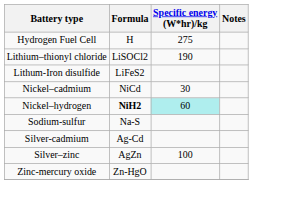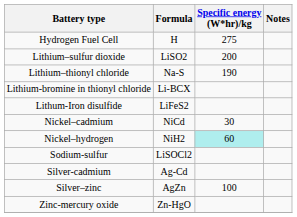+ row: (79, 56)
(130, 56) LiSOCl2 -> (174, 73) Na-S
+ row: (79, 89)
(130, 105) bold -> (174, 138) normal
(130, 122) Na-S -> (174, 154) LiSOCl2
